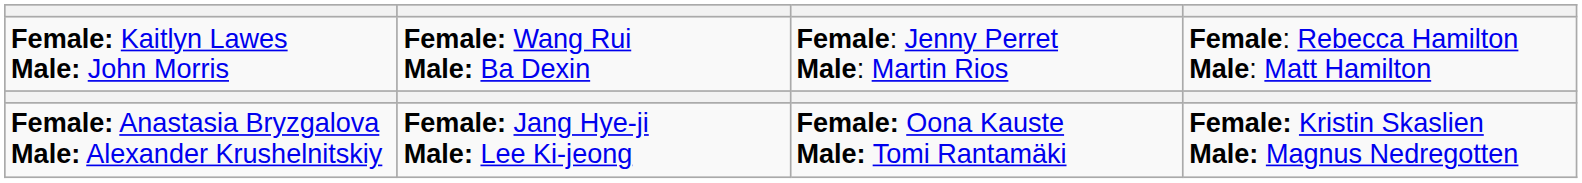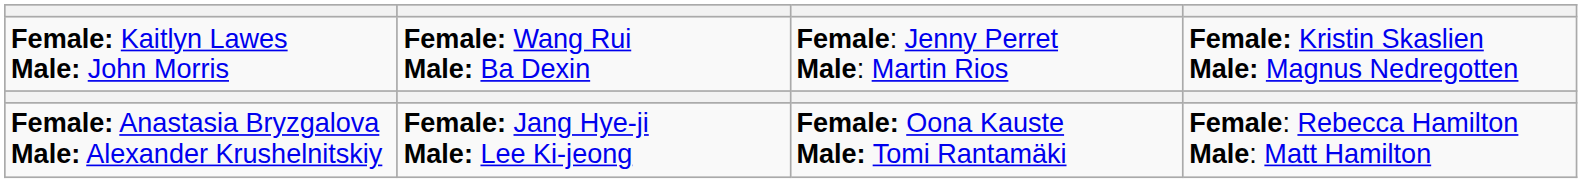(1354, 53) Female: Rebecca Hamilton Male: Matt Hamilton -> (1354, 53) Female: Kristin Skaslien Male: Magnus Nedregotten
(1354, 139) Female: Kristin Skaslien Male: Magnus Nedregotten -> (1354, 139) Female: Rebecca Hamilton Male: Matt Hamilton
